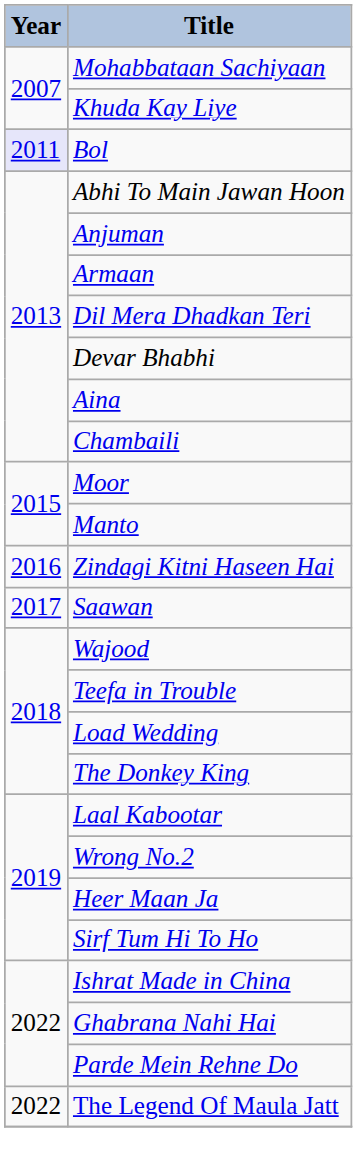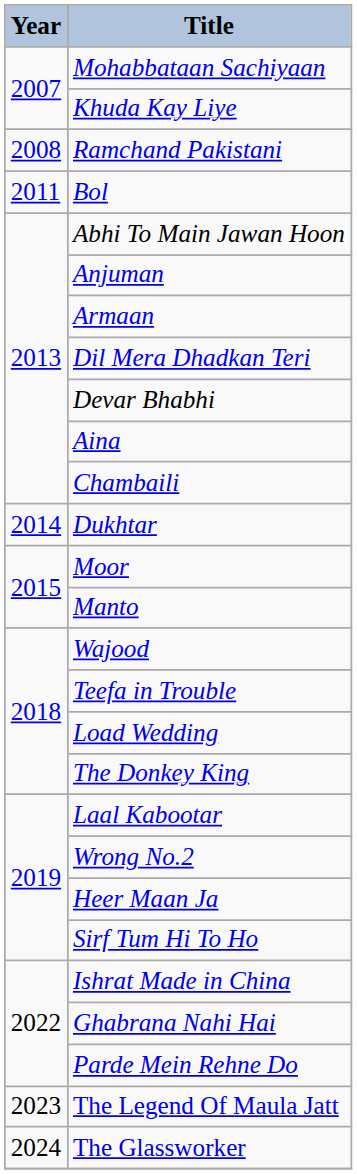+ row: (178, 150)
(36, 150) lavender background -> (36, 191) no background
+ row: (115, 524)
- row: (203, 565)
- row: (113, 607)
(36, 1106) 2022 -> (36, 1106) 2023
+ row: (159, 1147)
